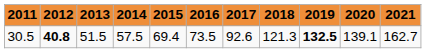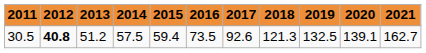(93, 36) 51.5 -> (93, 36) 51.2
(166, 36) 69.4 -> (166, 36) 59.4
(320, 36) bold -> (320, 36) normal
